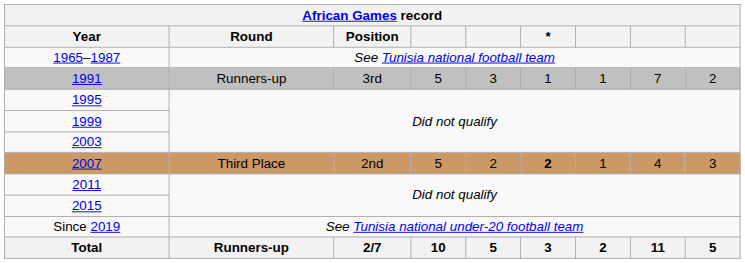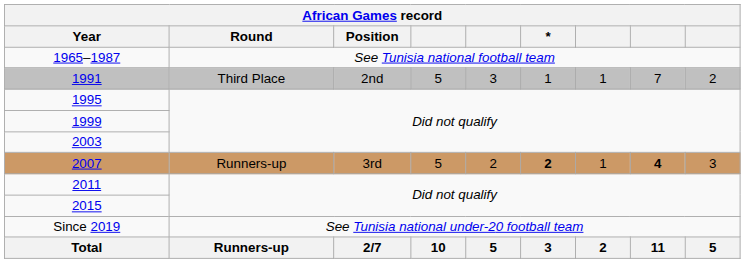(251, 79) Runners-up -> (251, 79) Third Place
(372, 79) 3rd -> (372, 79) 2nd
(251, 164) Third Place -> (251, 164) Runners-up
(372, 164) 2nd -> (372, 164) 3rd
(658, 164) normal -> (658, 164) bold
